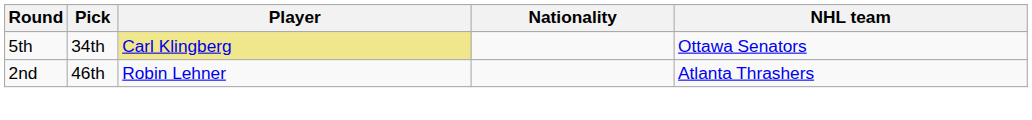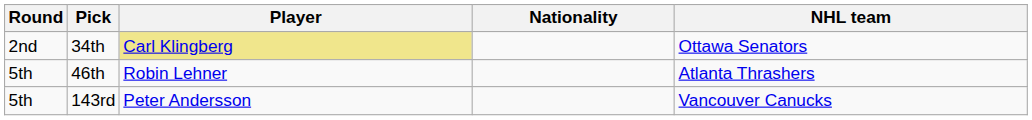(21, 45) 5th -> (23, 45) 2nd
(23, 73) 2nd -> (21, 73) 5th
+ row: (93, 100)
